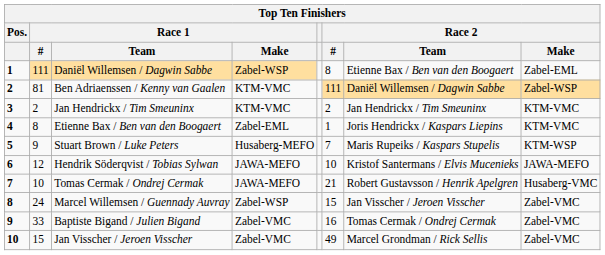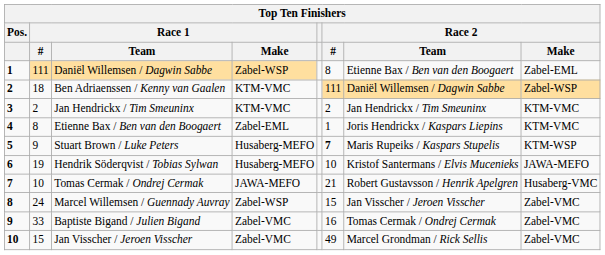(38, 88) 81 -> (38, 88) 18
(328, 145) normal -> (328, 145) bold
(38, 164) 12 -> (38, 164) 19
(268, 164) JAWA-MEFO -> (275, 164) Husaberg-MEFO
